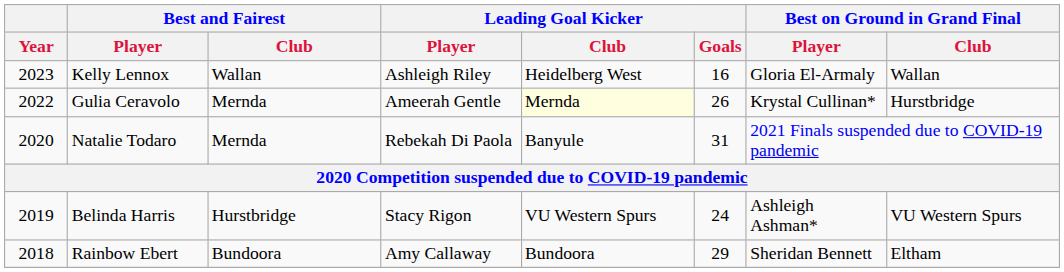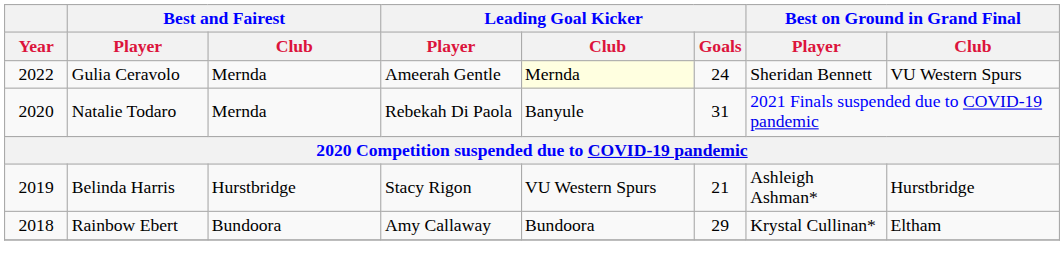- row: (120, 74)
(720, 102) 26 -> (720, 74) 24
(813, 102) Krystal Cullinan* -> (811, 74) Sheridan Bennett
(932, 102) Hurstbridge -> (956, 74) VU Western Spurs
(720, 215) 24 -> (720, 187) 21
(956, 215) VU Western Spurs -> (932, 187) Hurstbridge
(811, 253) Sheridan Bennett -> (813, 225) Krystal Cullinan*
